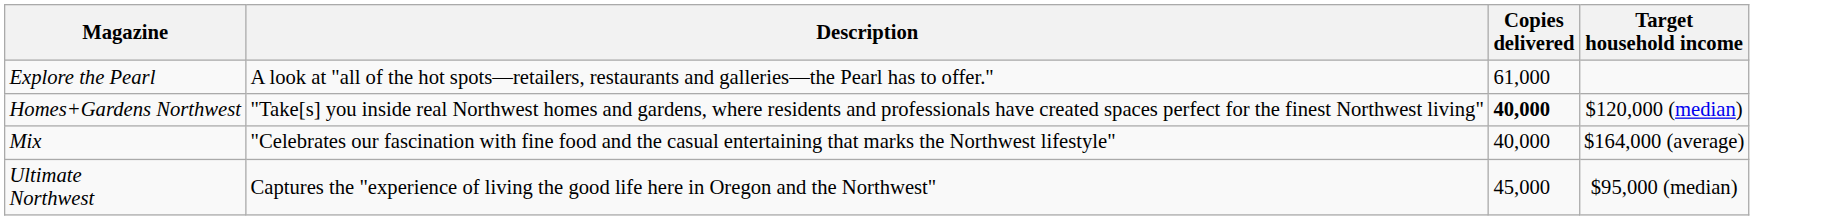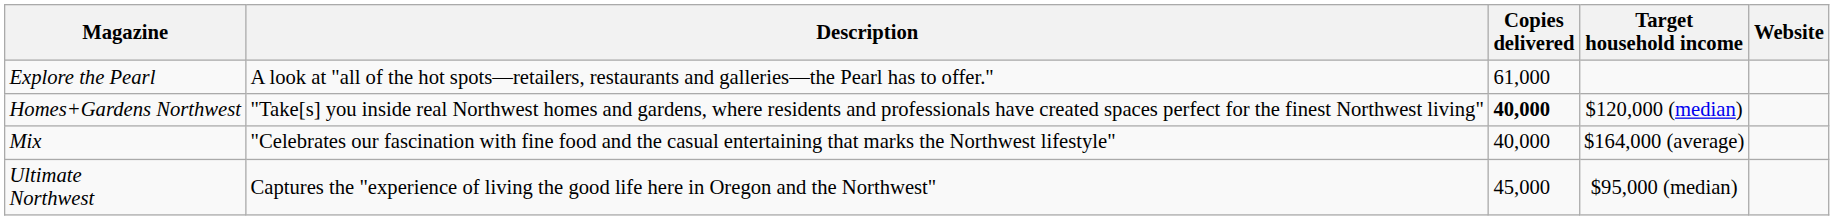+ column: (1789, 32)
